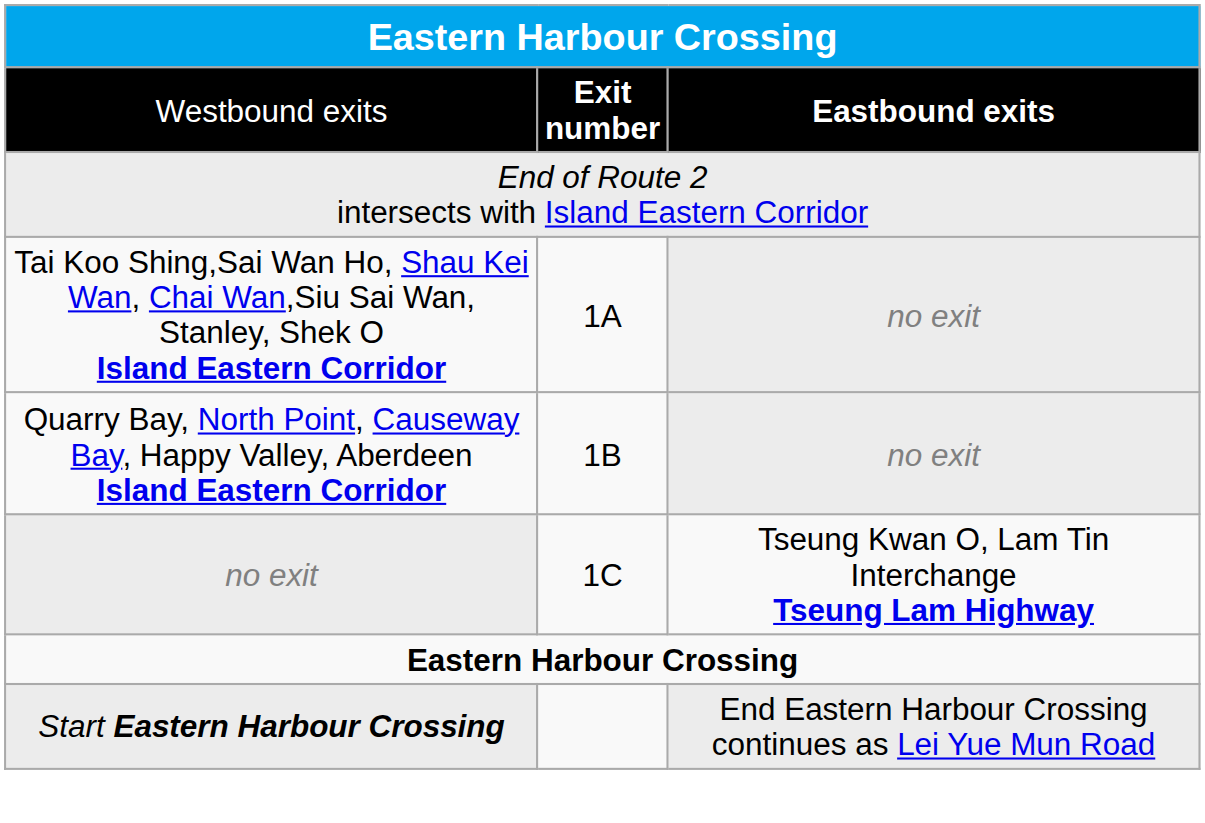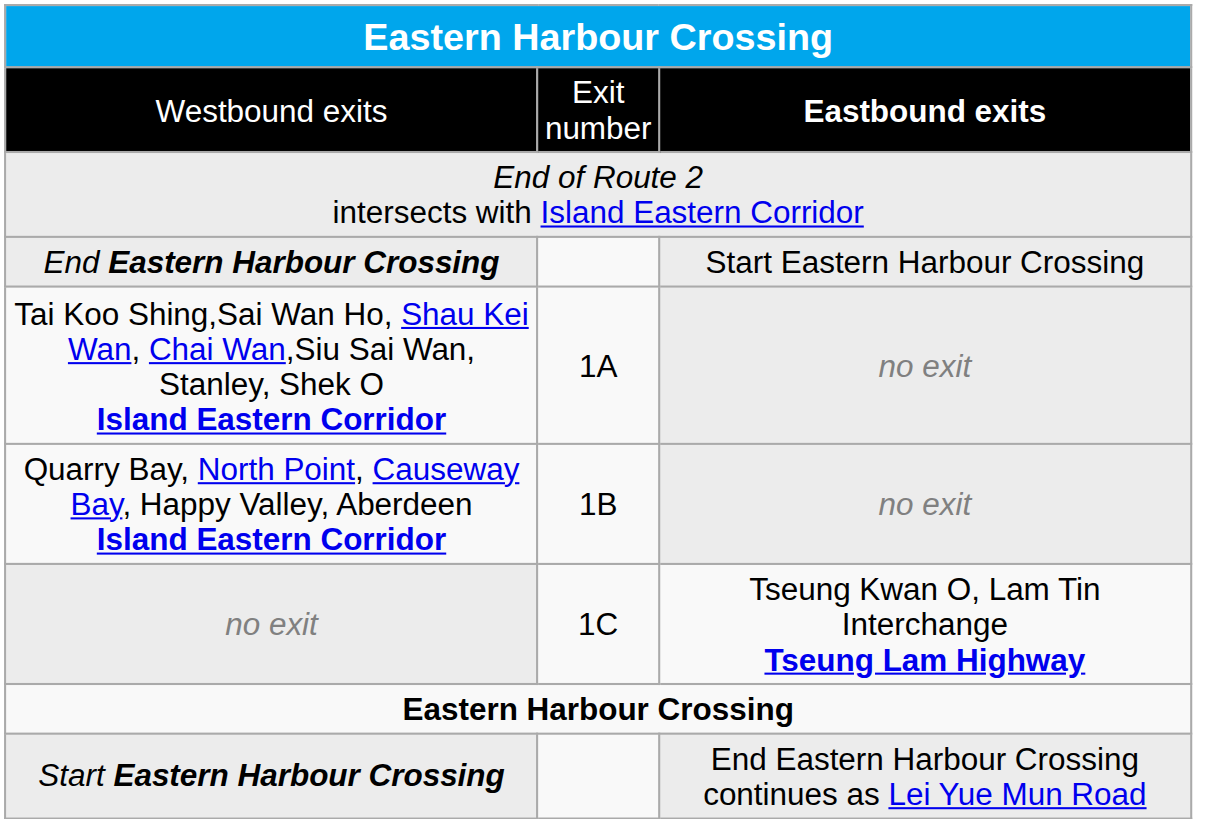(603, 110) bold -> (598, 110) normal
+ row: (272, 263)
